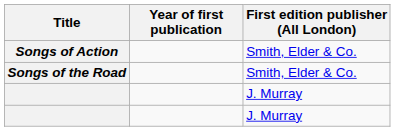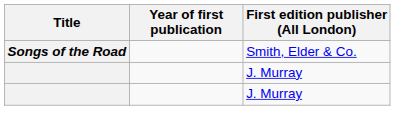- row: (67, 51)
